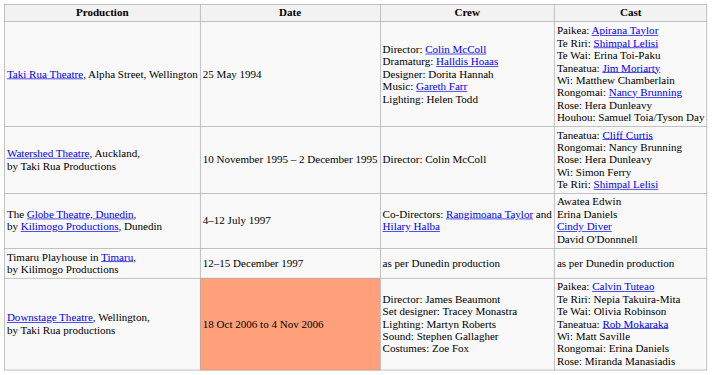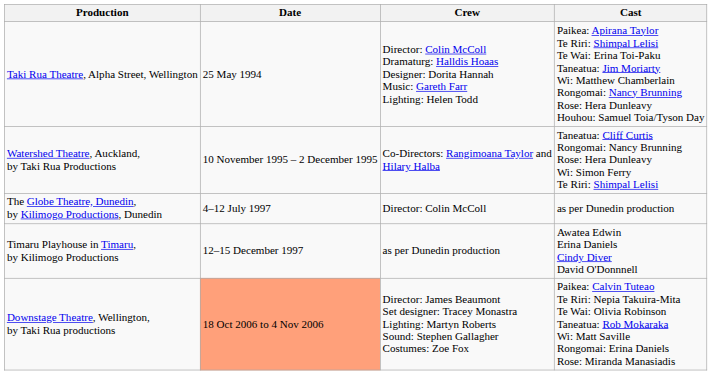(434, 160) Director: Colin McColl -> (467, 160) Co-Directors: Rangimoana Taylor and Hilary Halba
(467, 221) Co-Directors: Rangimoana Taylor and Hilary Halba -> (434, 208) Director: Colin McColl
(597, 221) Awatea Edwin Erina Daniels Cindy Diver David O'Donnnell -> (616, 208) as per Dunedin production
(616, 263) as per Dunedin production -> (597, 250) Awatea Edwin Erina Daniels Cindy Diver David O'Donnnell
